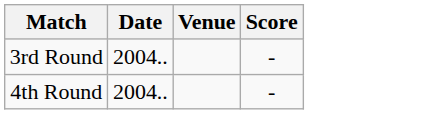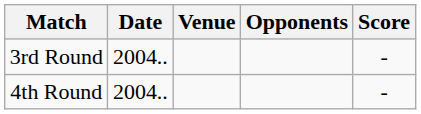+ column: (297, 21)
